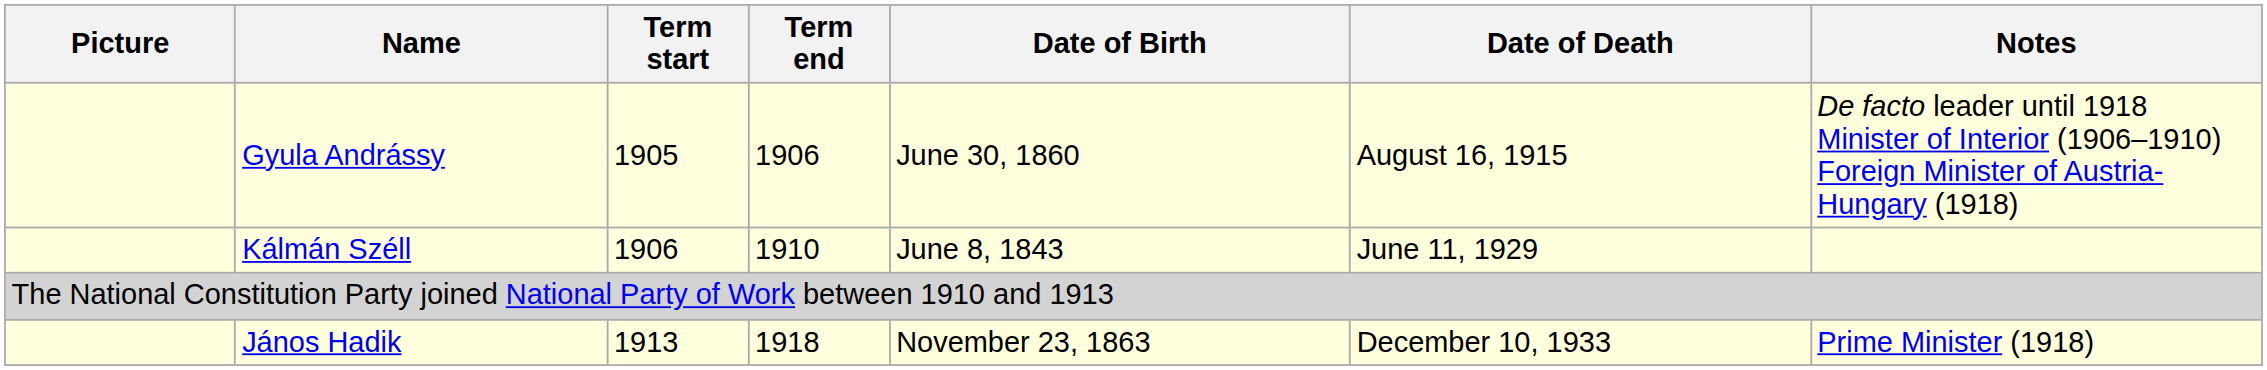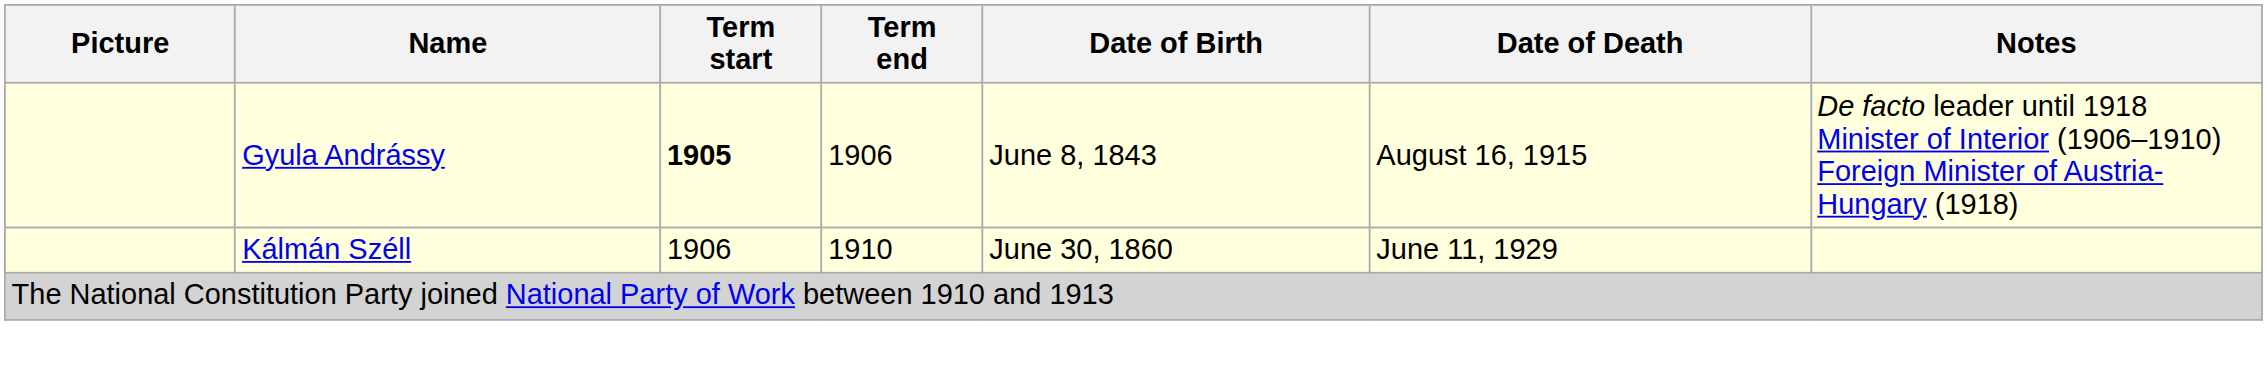(646, 154) normal -> (699, 154) bold
(988, 154) June 30, 1860 -> (1073, 154) June 8, 1843
(980, 249) June 8, 1843 -> (1081, 249) June 30, 1860
- row: (322, 341)
